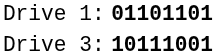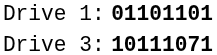(162, 45) 10111001 -> (162, 45) 10111071
